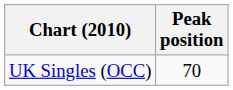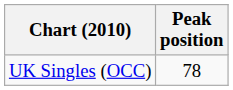(192, 70) 70 -> (192, 70) 78
